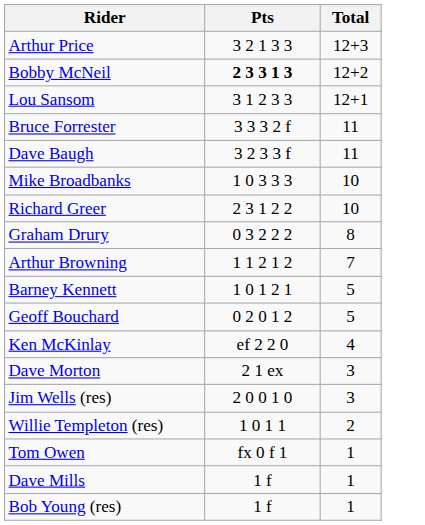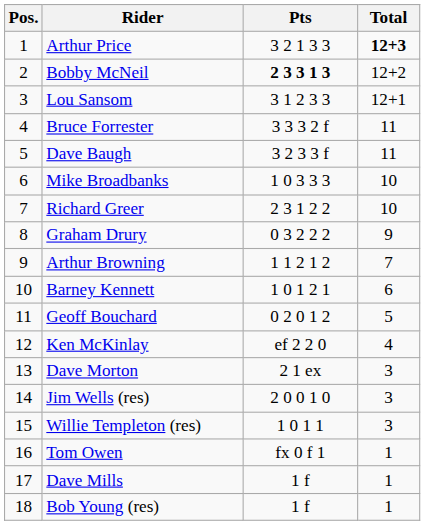+ column: (23, 18)
(351, 45) normal -> (388, 45) bold
(351, 235) 8 -> (388, 235) 9
(351, 289) 5 -> (388, 289) 6
(351, 425) 2 -> (388, 425) 3
